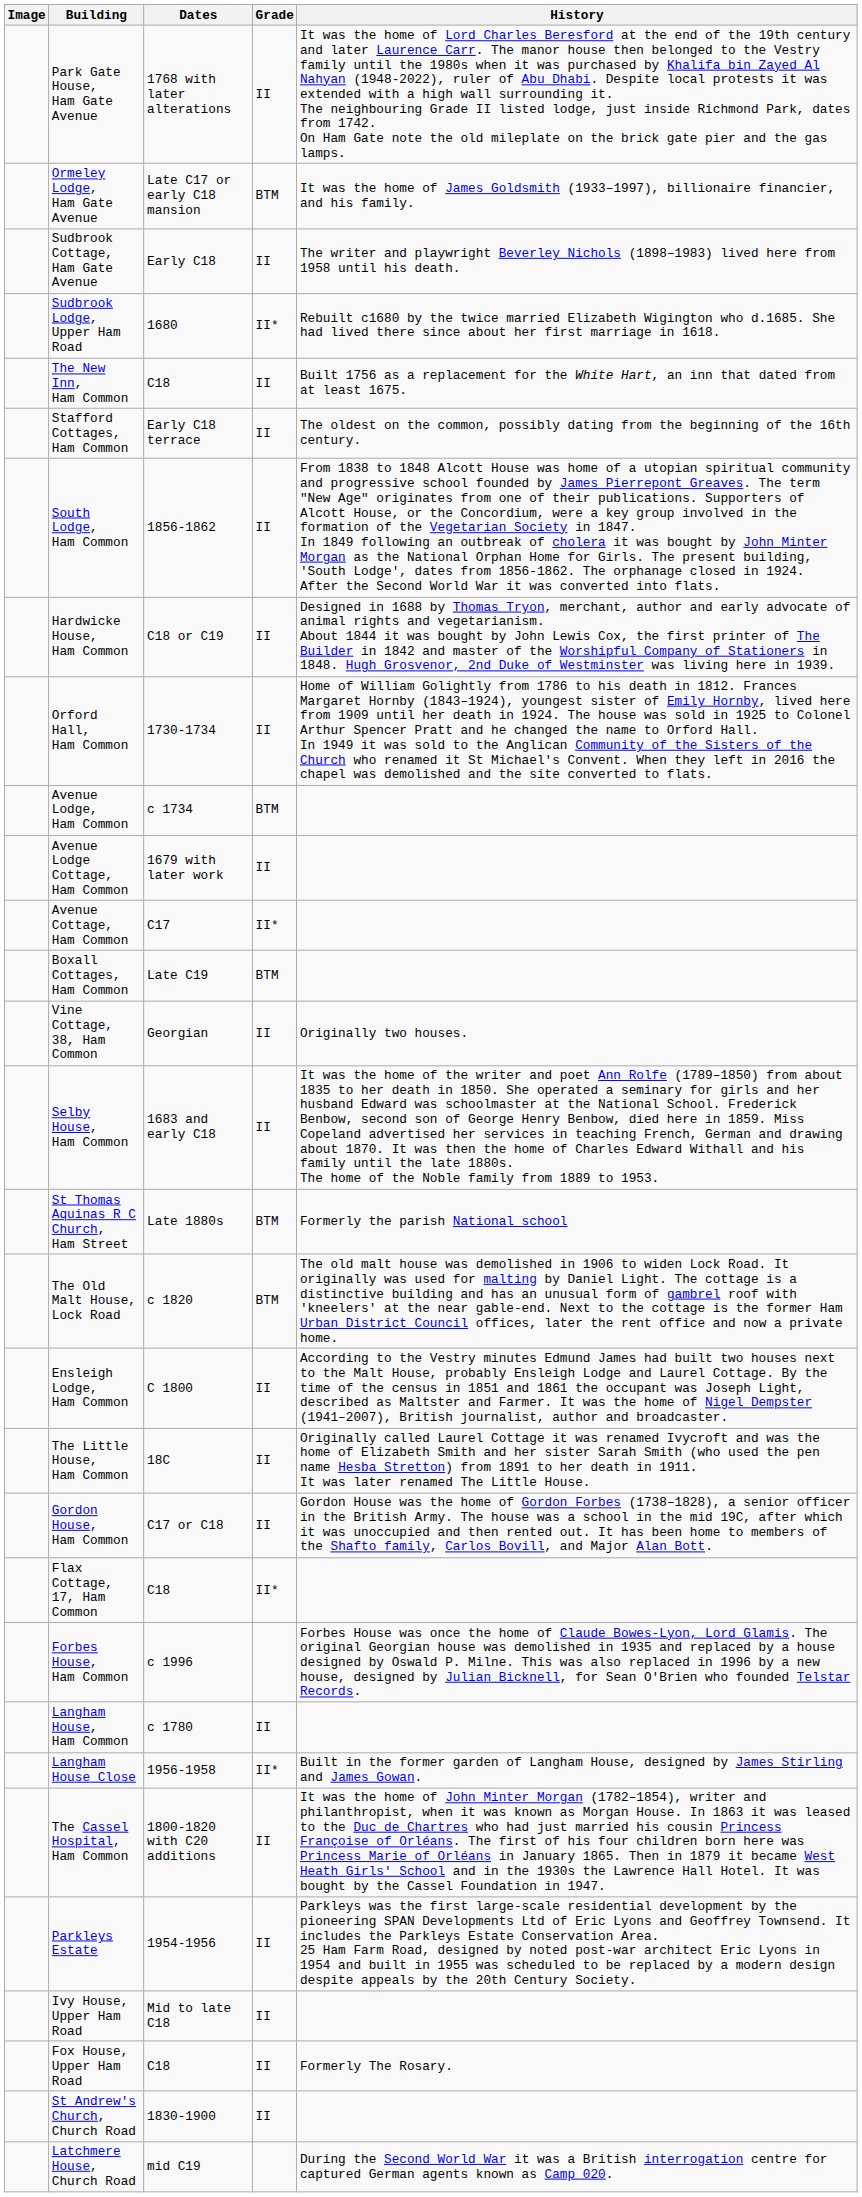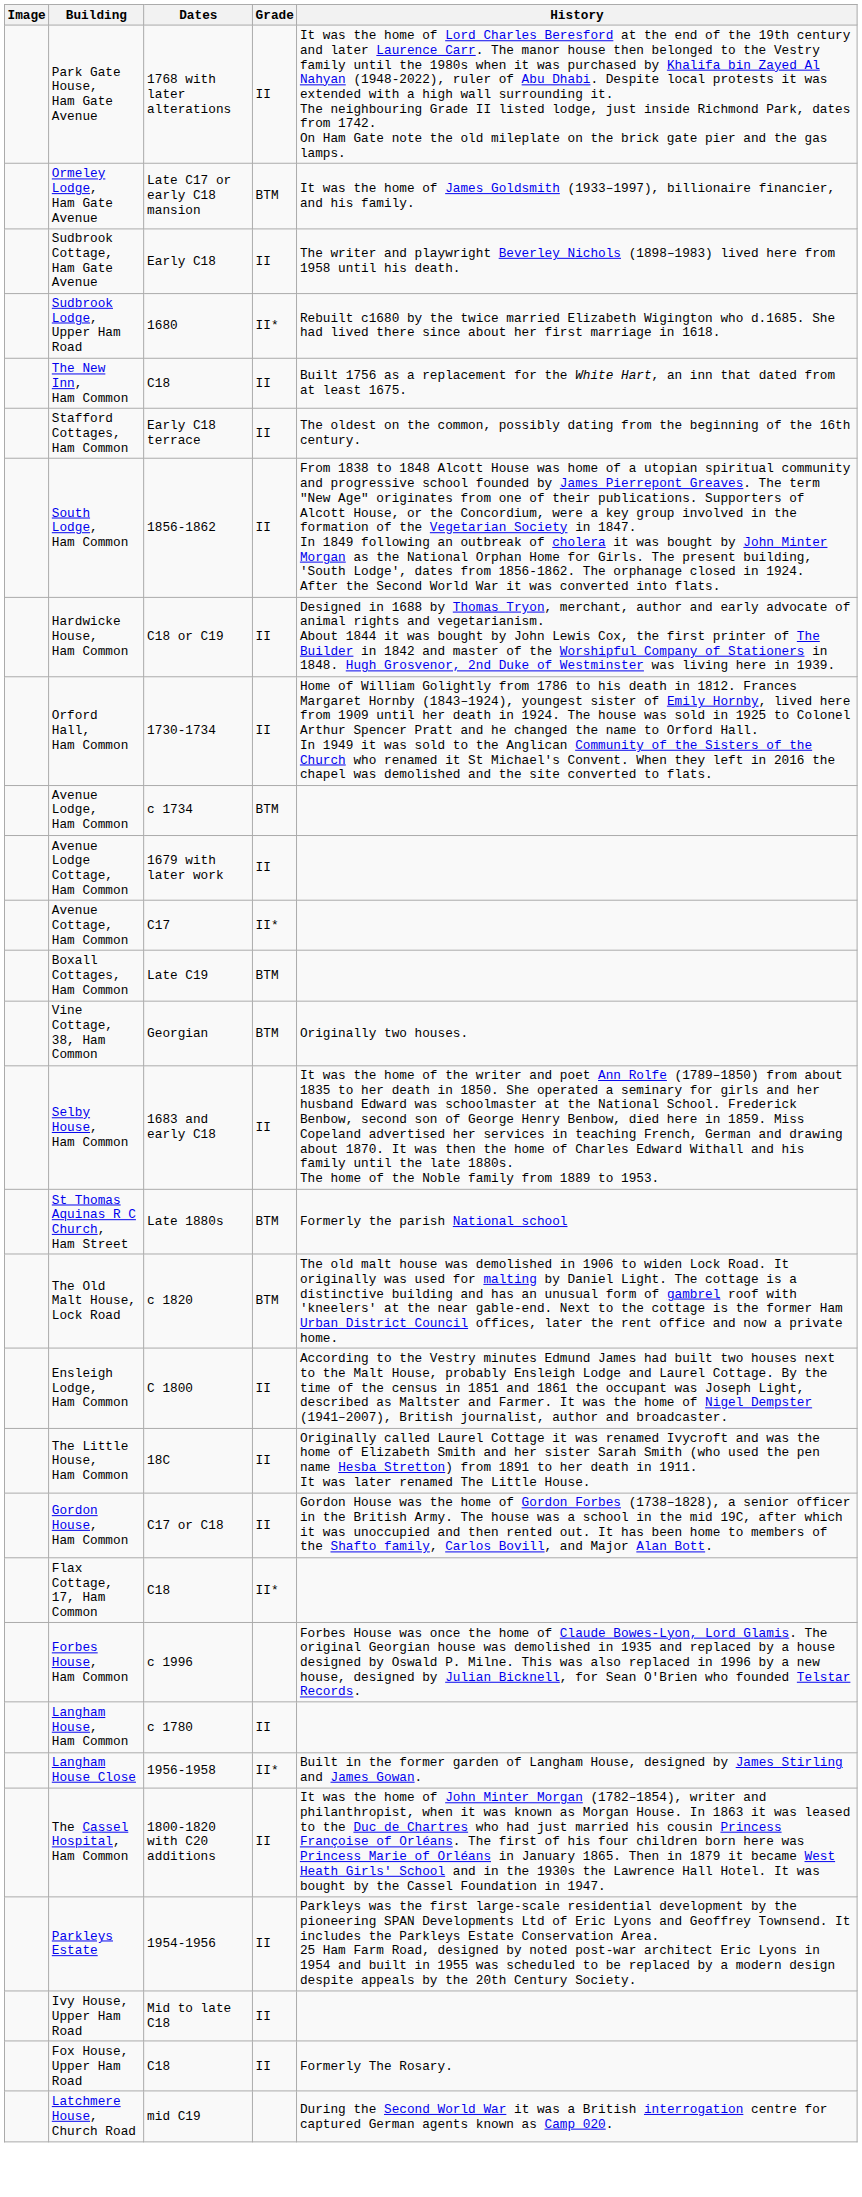(263, 1033) II -> (267, 1033) BTM
- row: (94, 2116)
